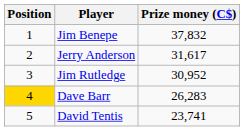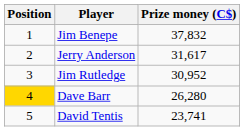(189, 95) 26,283 -> (189, 95) 26,280
